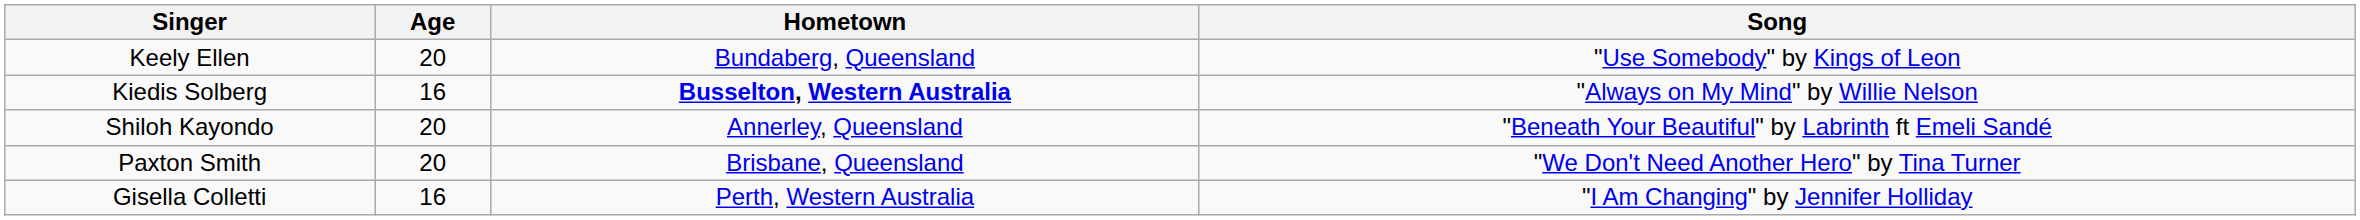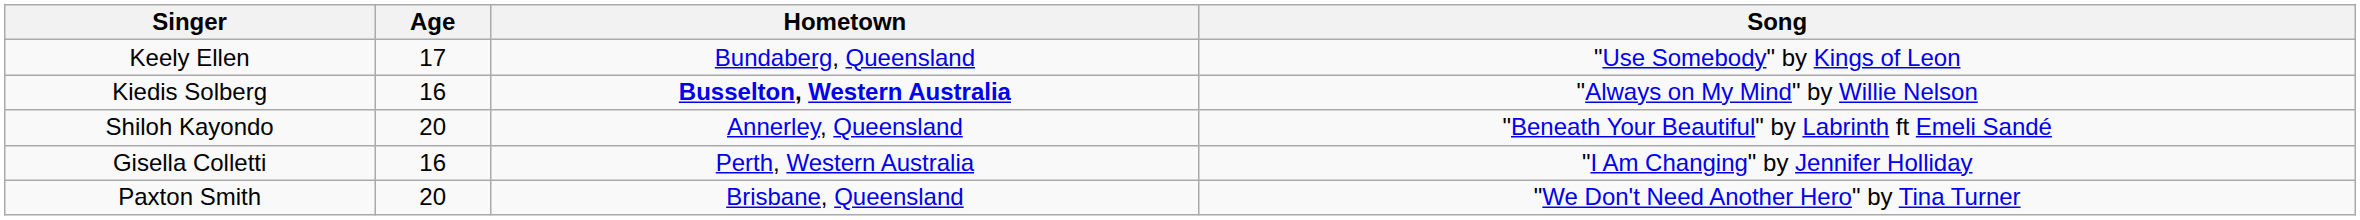(433, 57) 20 -> (433, 57) 17
rows swapped: (190, 197) <-> (190, 162)
